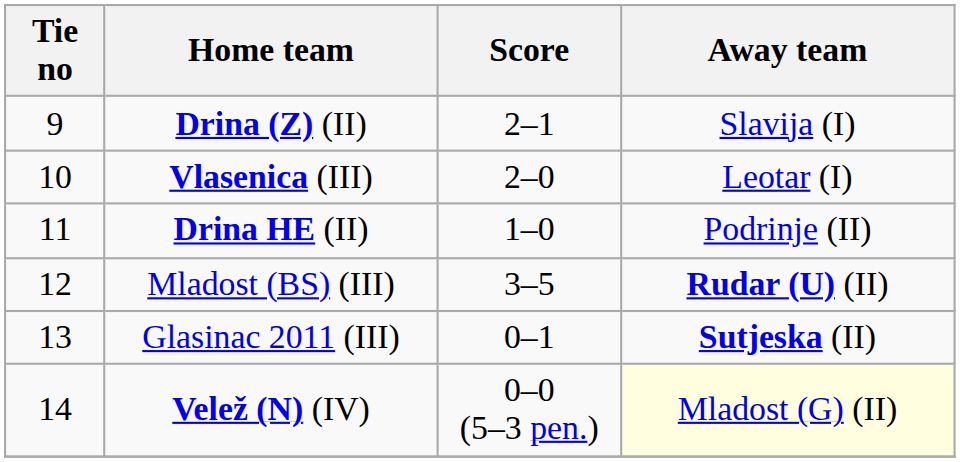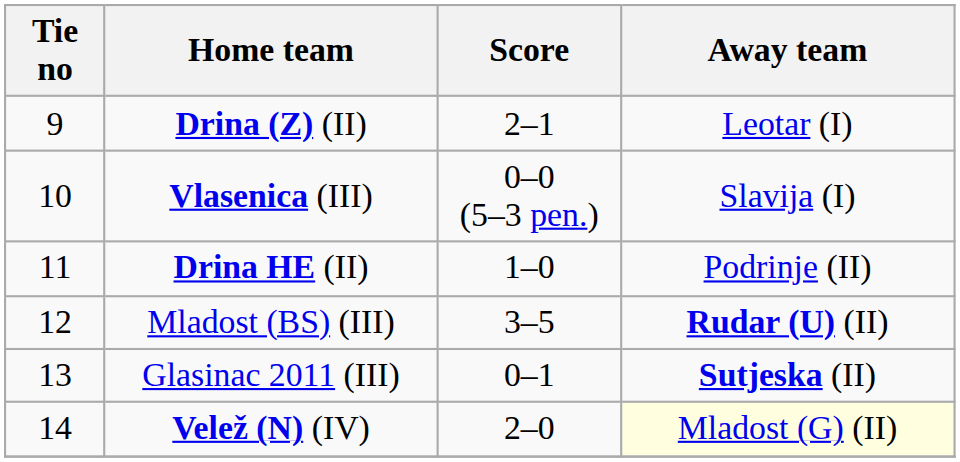(787, 122) Slavija (I) -> (787, 122) Leotar (I)
(529, 176) 2–0 -> (529, 195) 0–0 (5–3 pen.)
(787, 176) Leotar (I) -> (787, 195) Slavija (I)
(529, 409) 0–0 (5–3 pen.) -> (529, 428) 2–0
